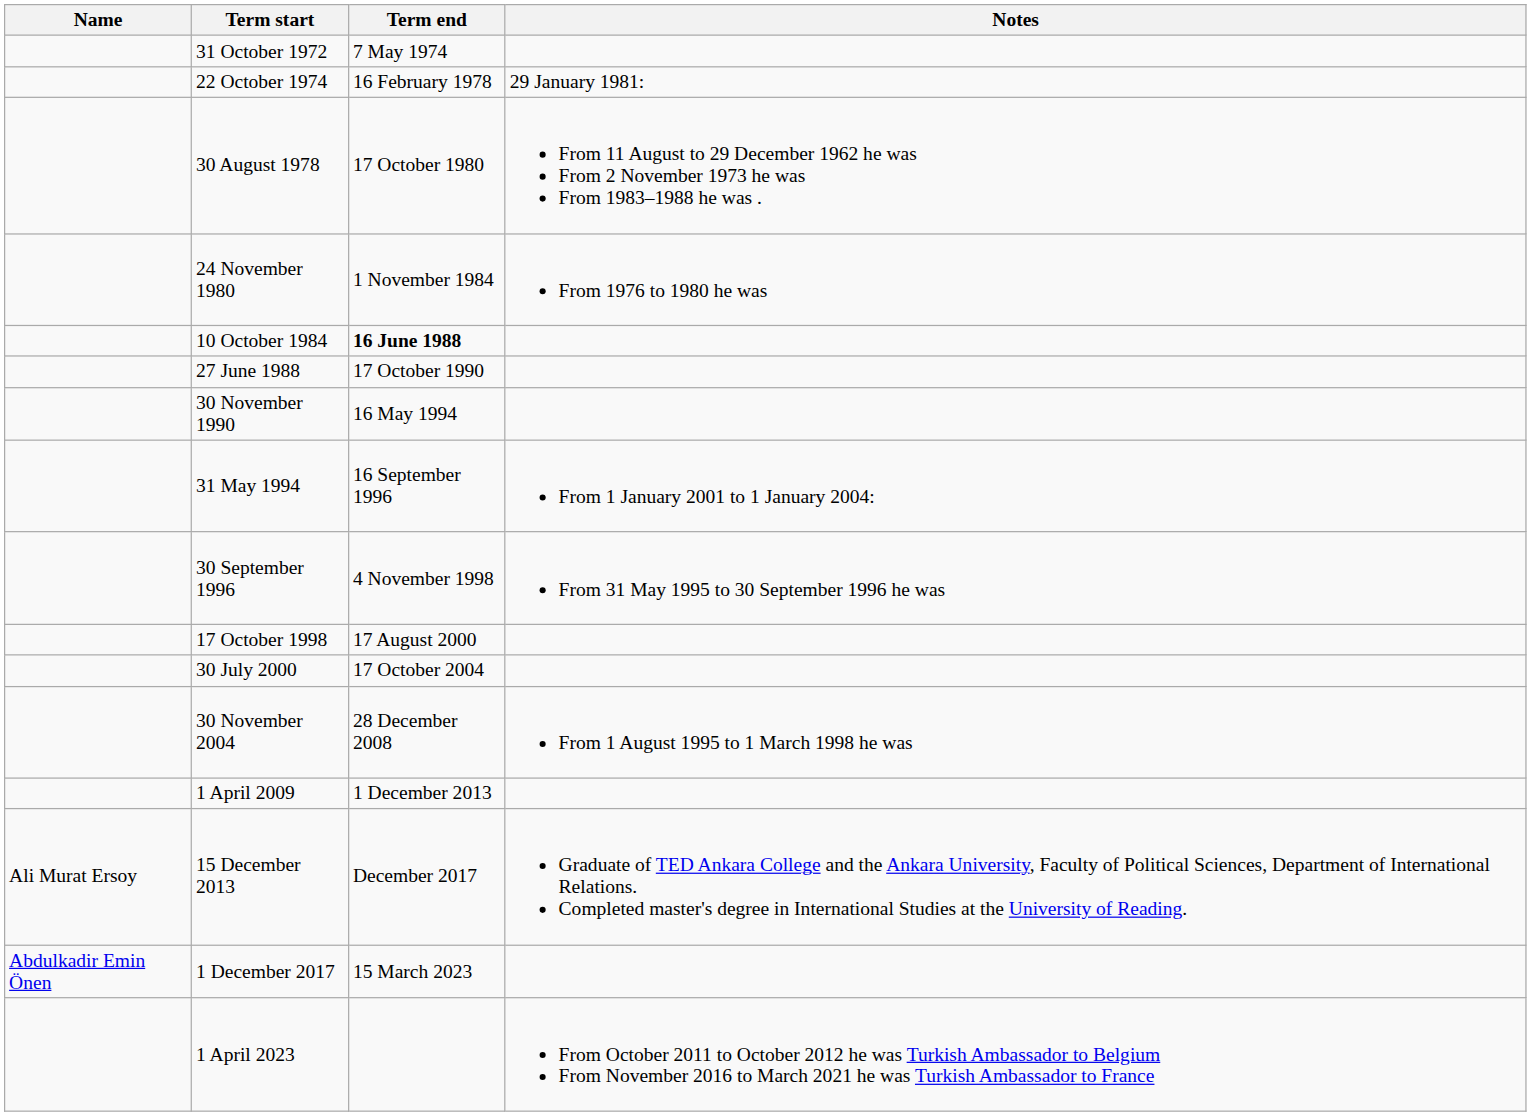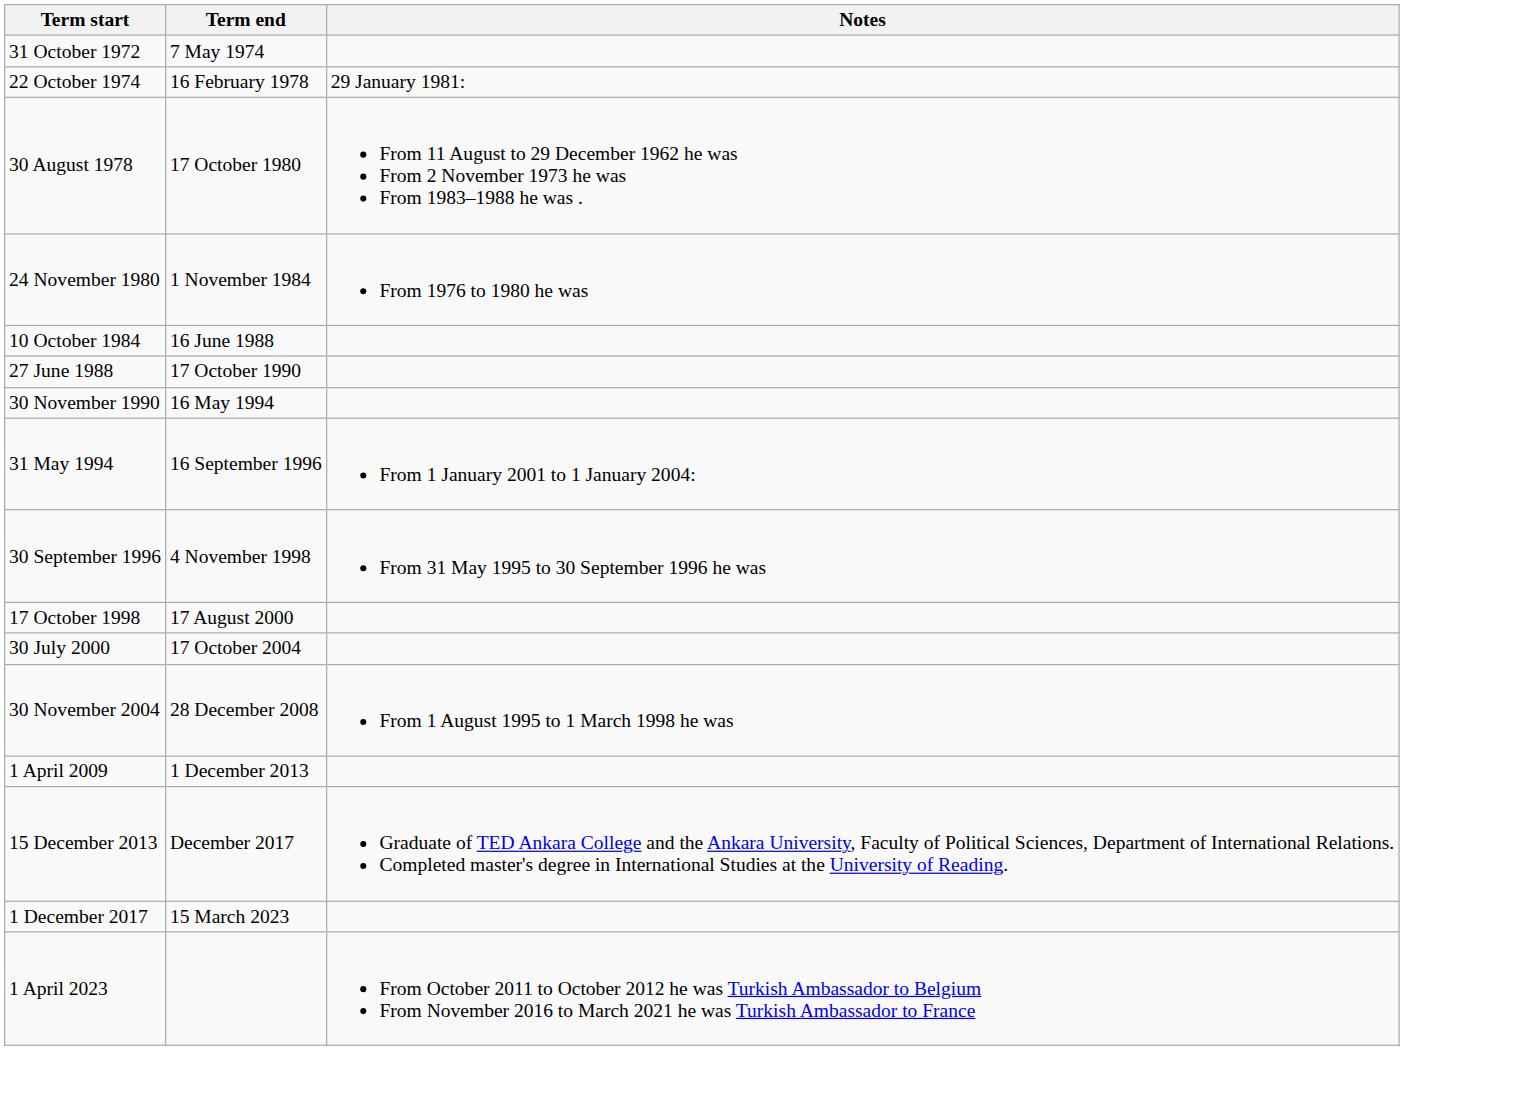- column: (98, 19)
(407, 340) bold -> (222, 340) normal
